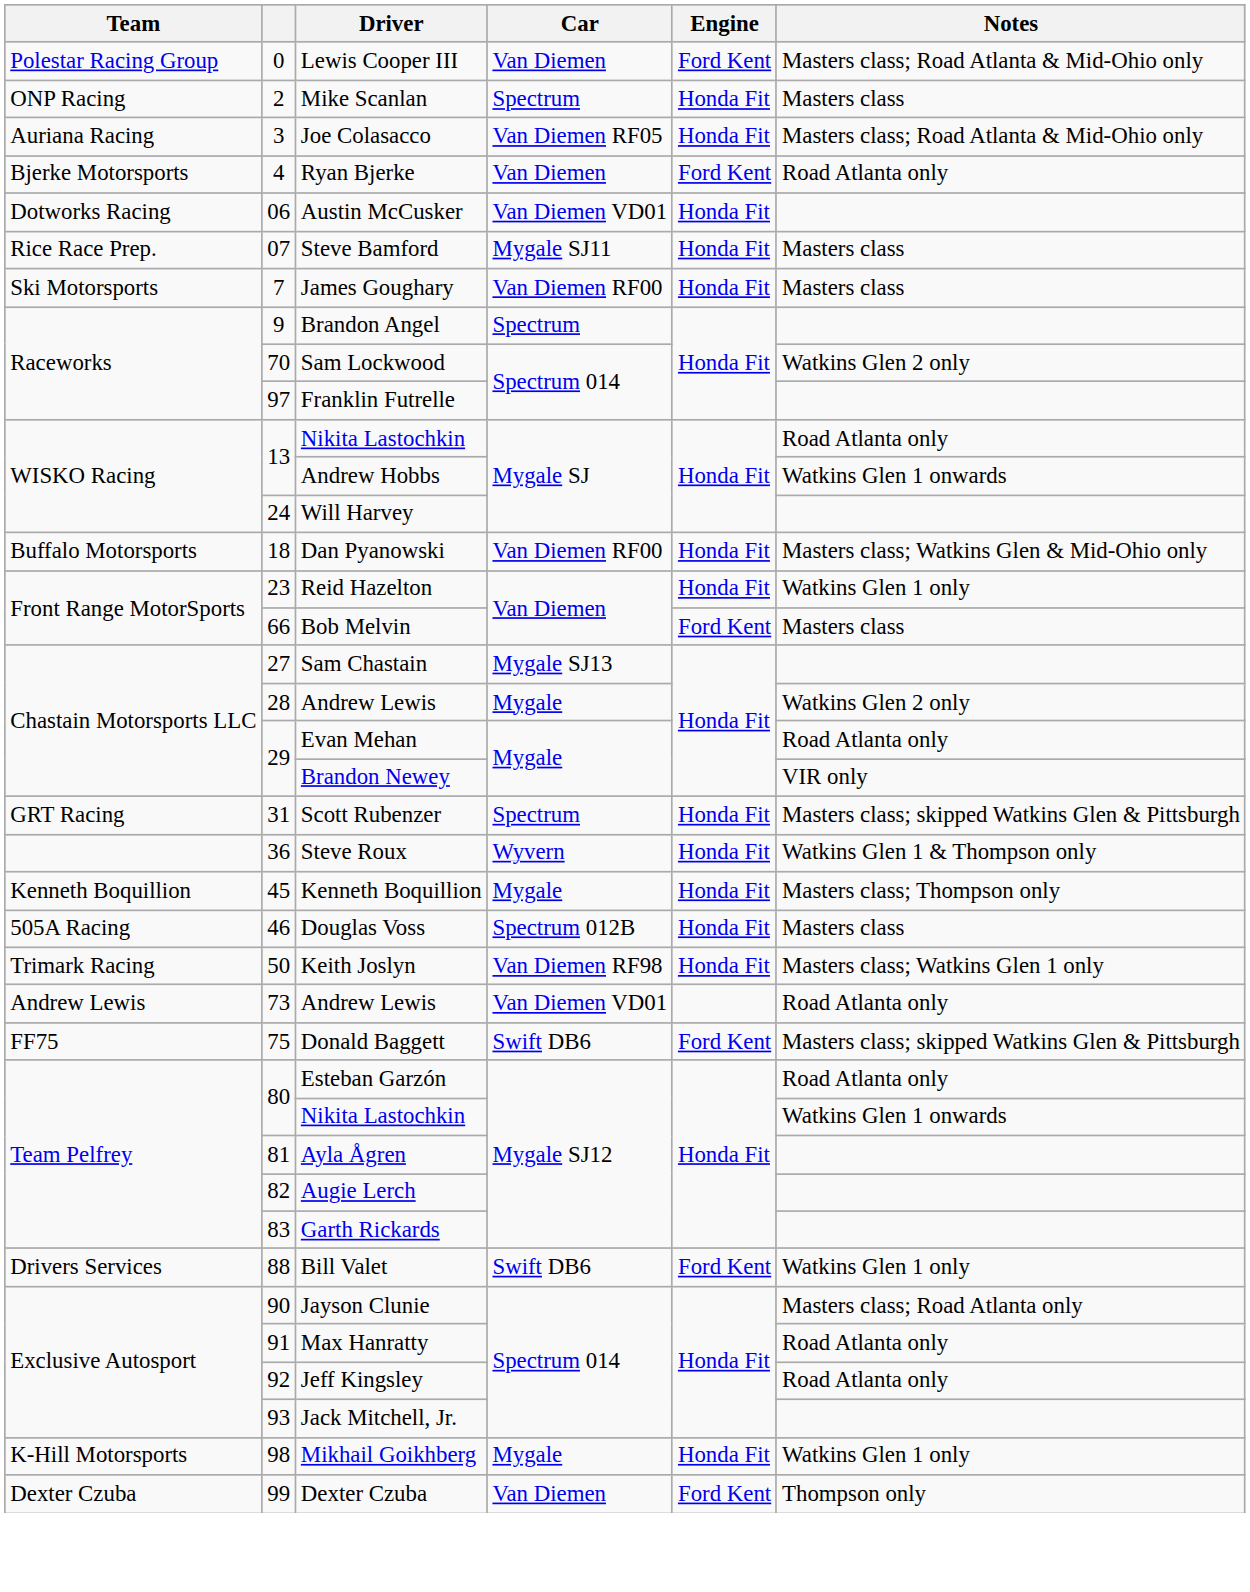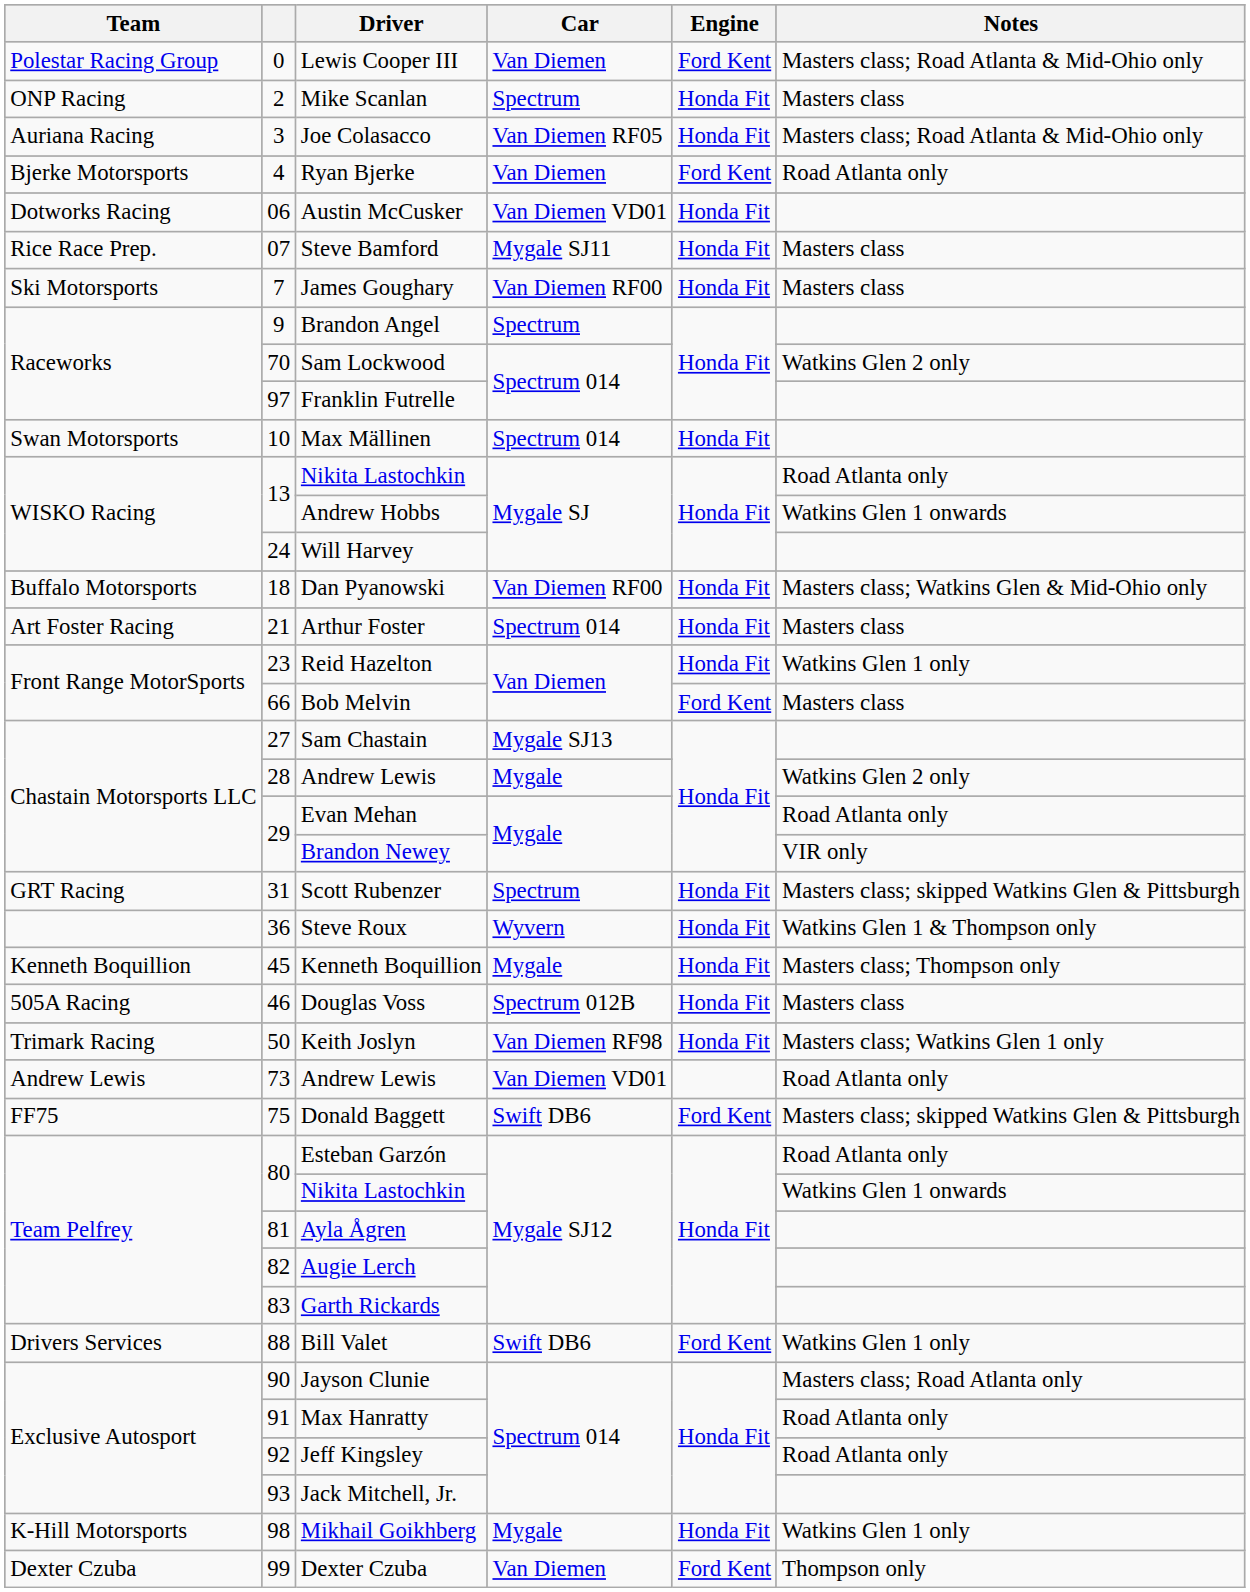+ row: (279, 437)
+ row: (279, 626)
